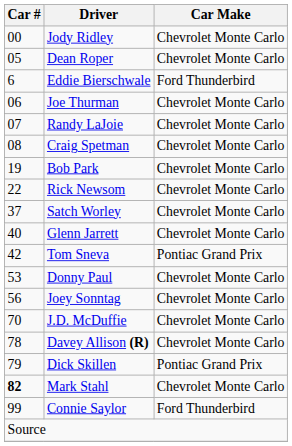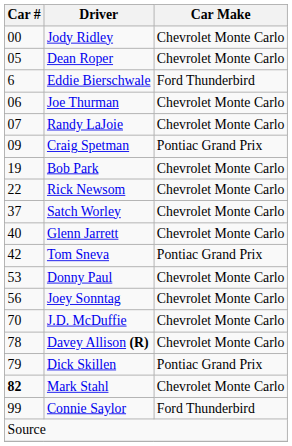(14, 146) 08 -> (14, 146) 09
(221, 146) Chevrolet Monte Carlo -> (210, 146) Pontiac Grand Prix
